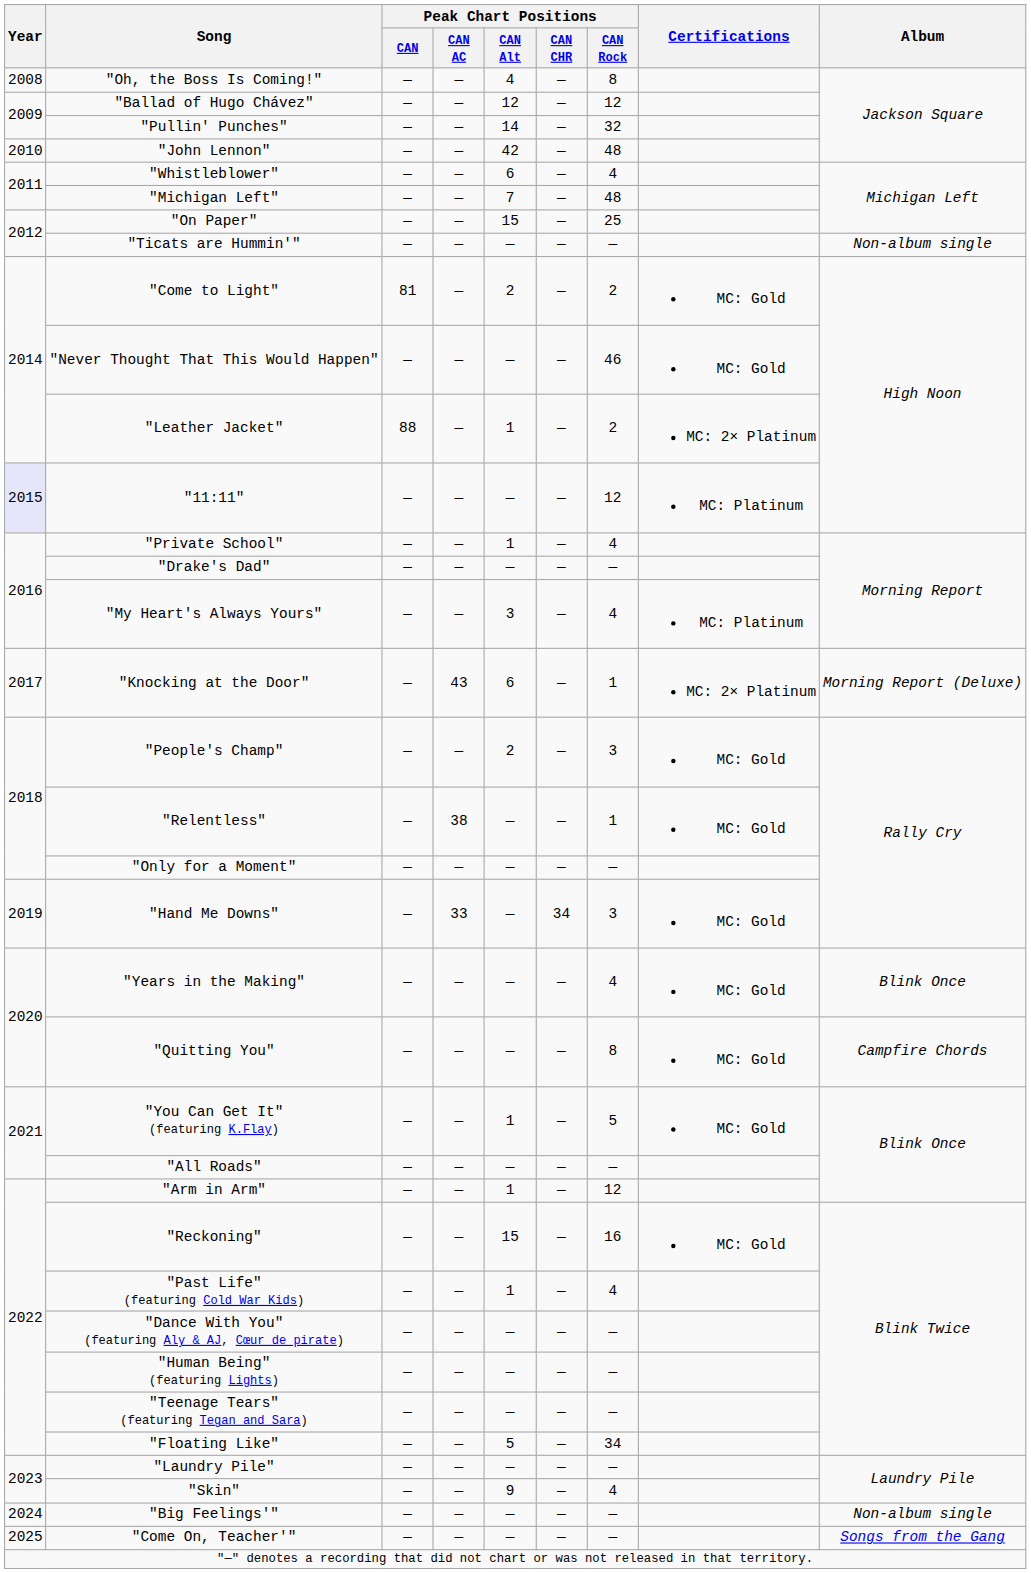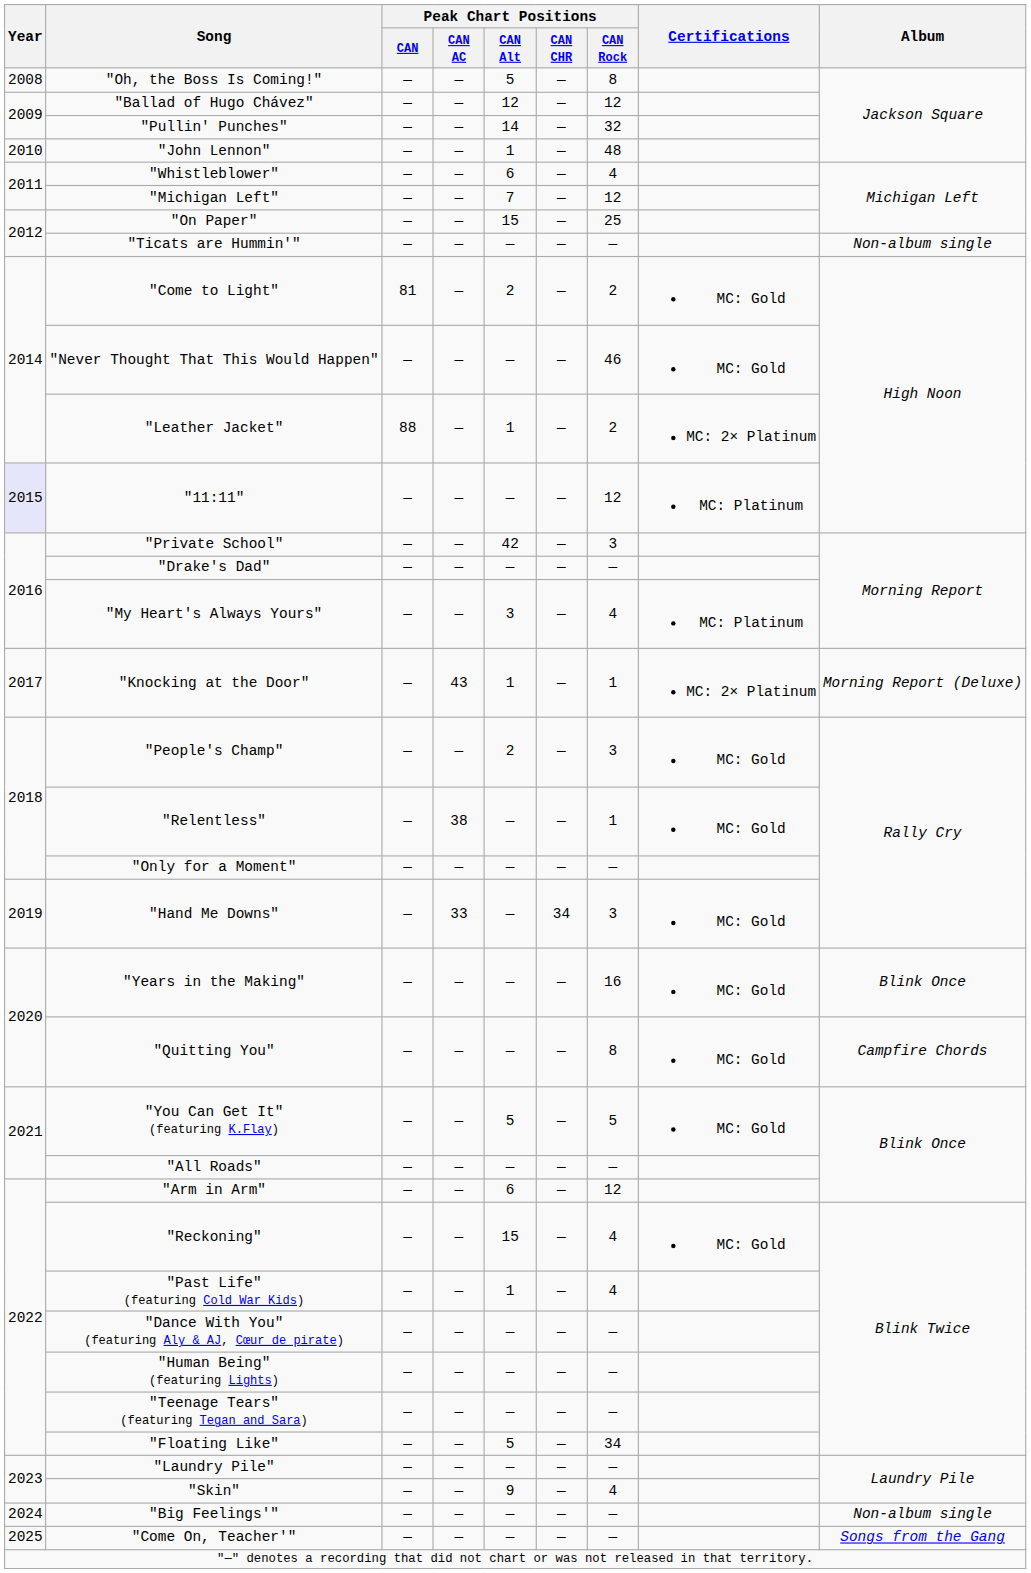(510, 80) 4 -> (510, 80) 5
(510, 151) 42 -> (510, 151) 1
(613, 198) 48 -> (613, 198) 12
(510, 544) 1 -> (510, 544) 42
(613, 544) 4 -> (613, 544) 3
(510, 683) 6 -> (510, 683) 1
(613, 983) 4 -> (613, 983) 16
(510, 1121) 1 -> (510, 1121) 5
(510, 1191) 1 -> (510, 1191) 6
(613, 1237) 16 -> (613, 1237) 4
